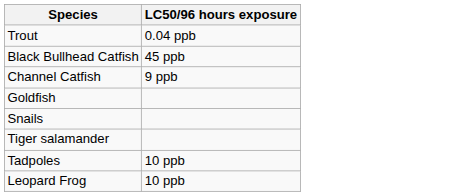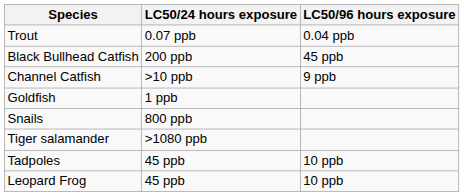+ column: (221, 14)
